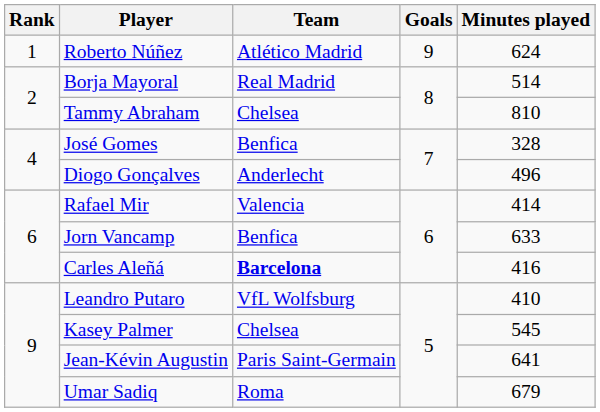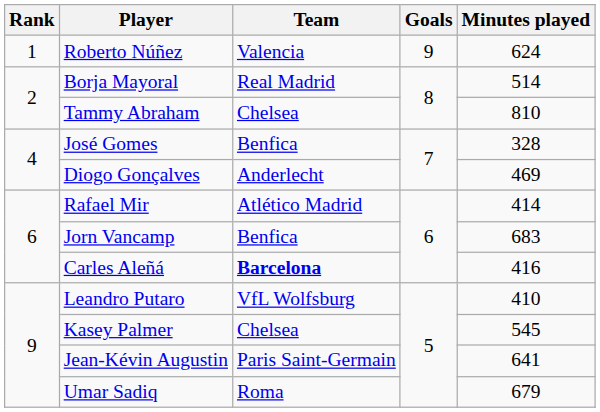(300, 50) Atlético Madrid -> (271, 50) Valencia
(526, 174) 496 -> (526, 174) 469
(271, 205) Valencia -> (300, 205) Atlético Madrid
(526, 236) 633 -> (526, 236) 683
